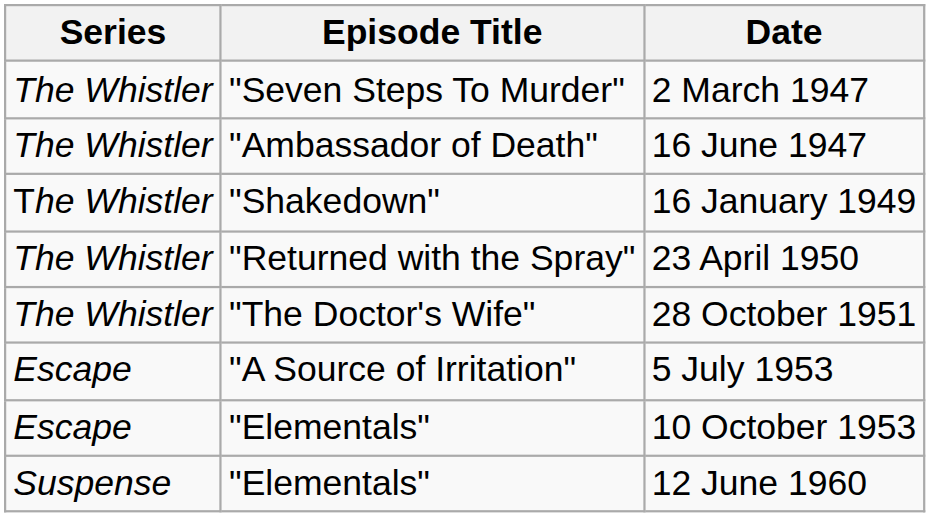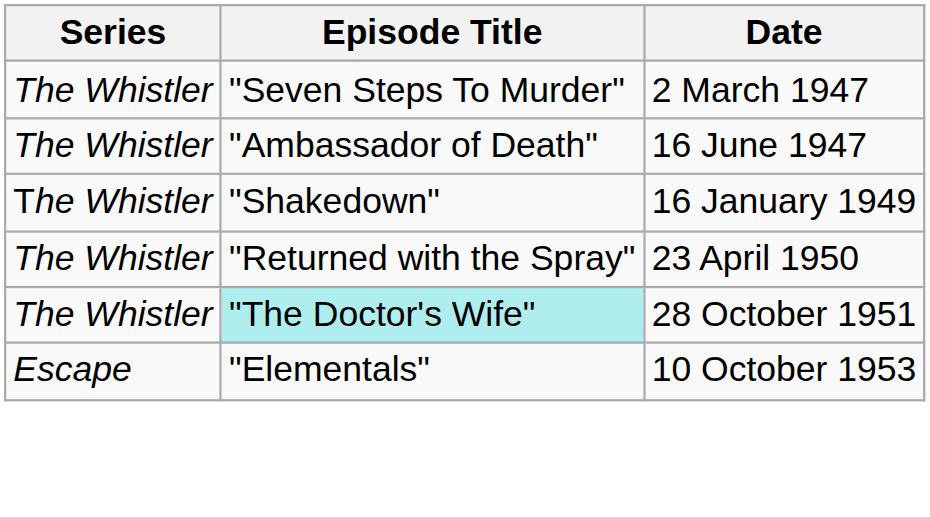(382, 314) no background -> (382, 314) paleturquoise background
- row: (743, 370)
- row: (759, 483)
